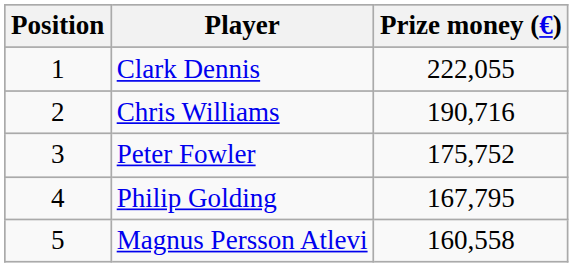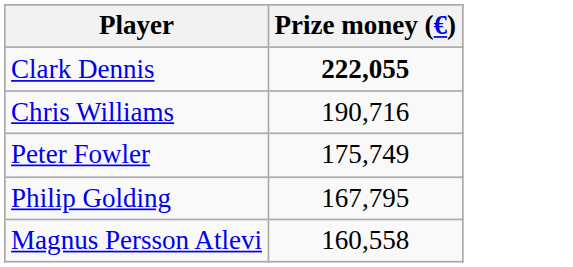- column: (58, 25)
(471, 68) normal -> (365, 68) bold
(471, 154) 175,752 -> (365, 154) 175,749
